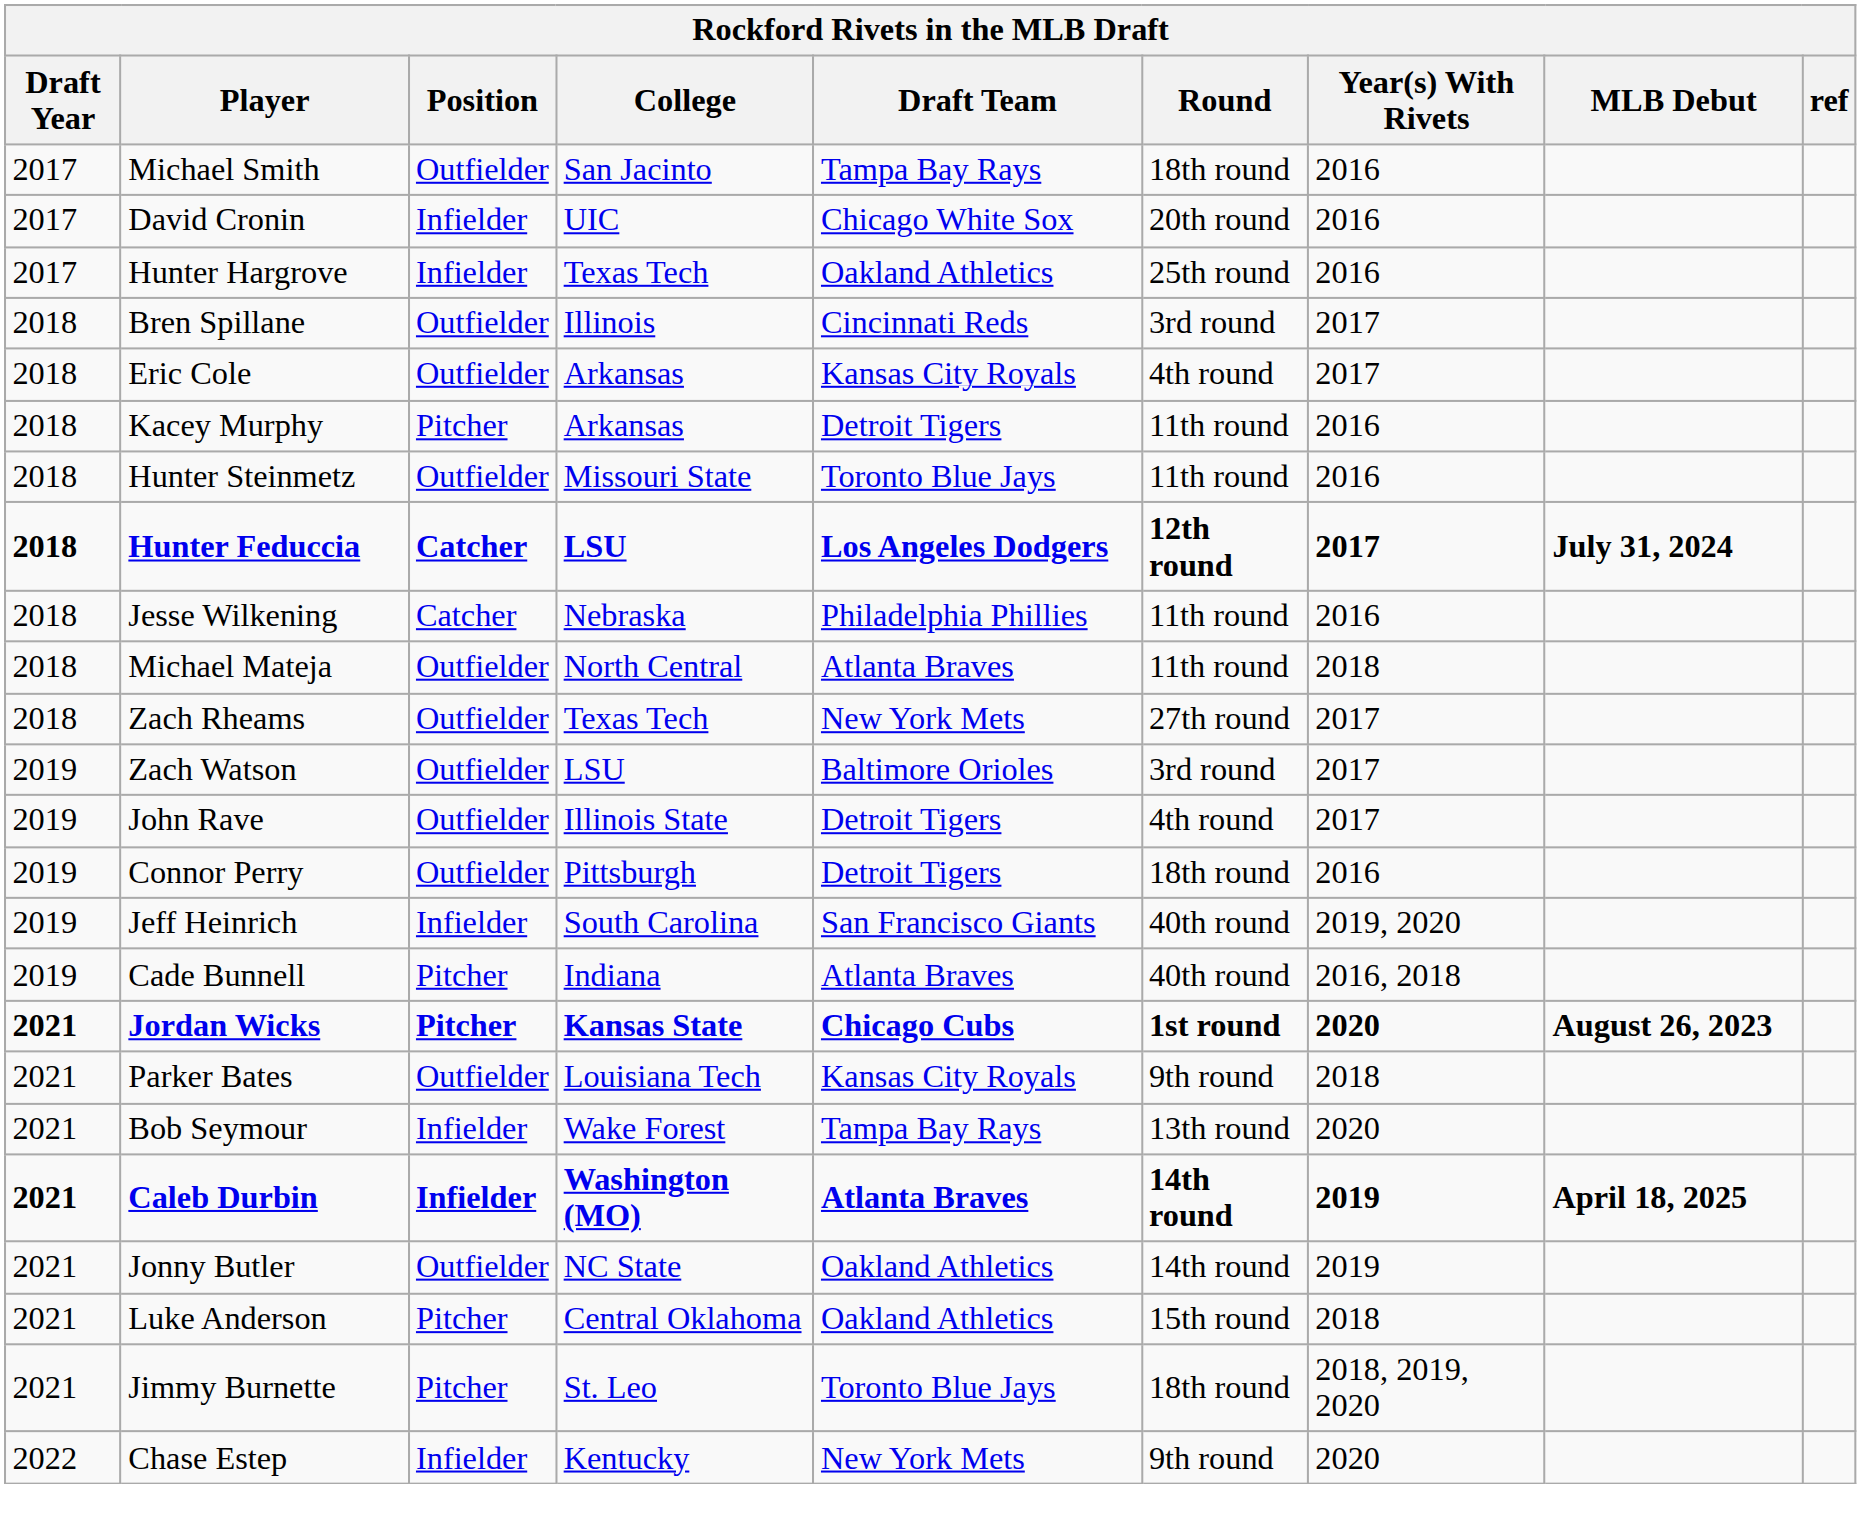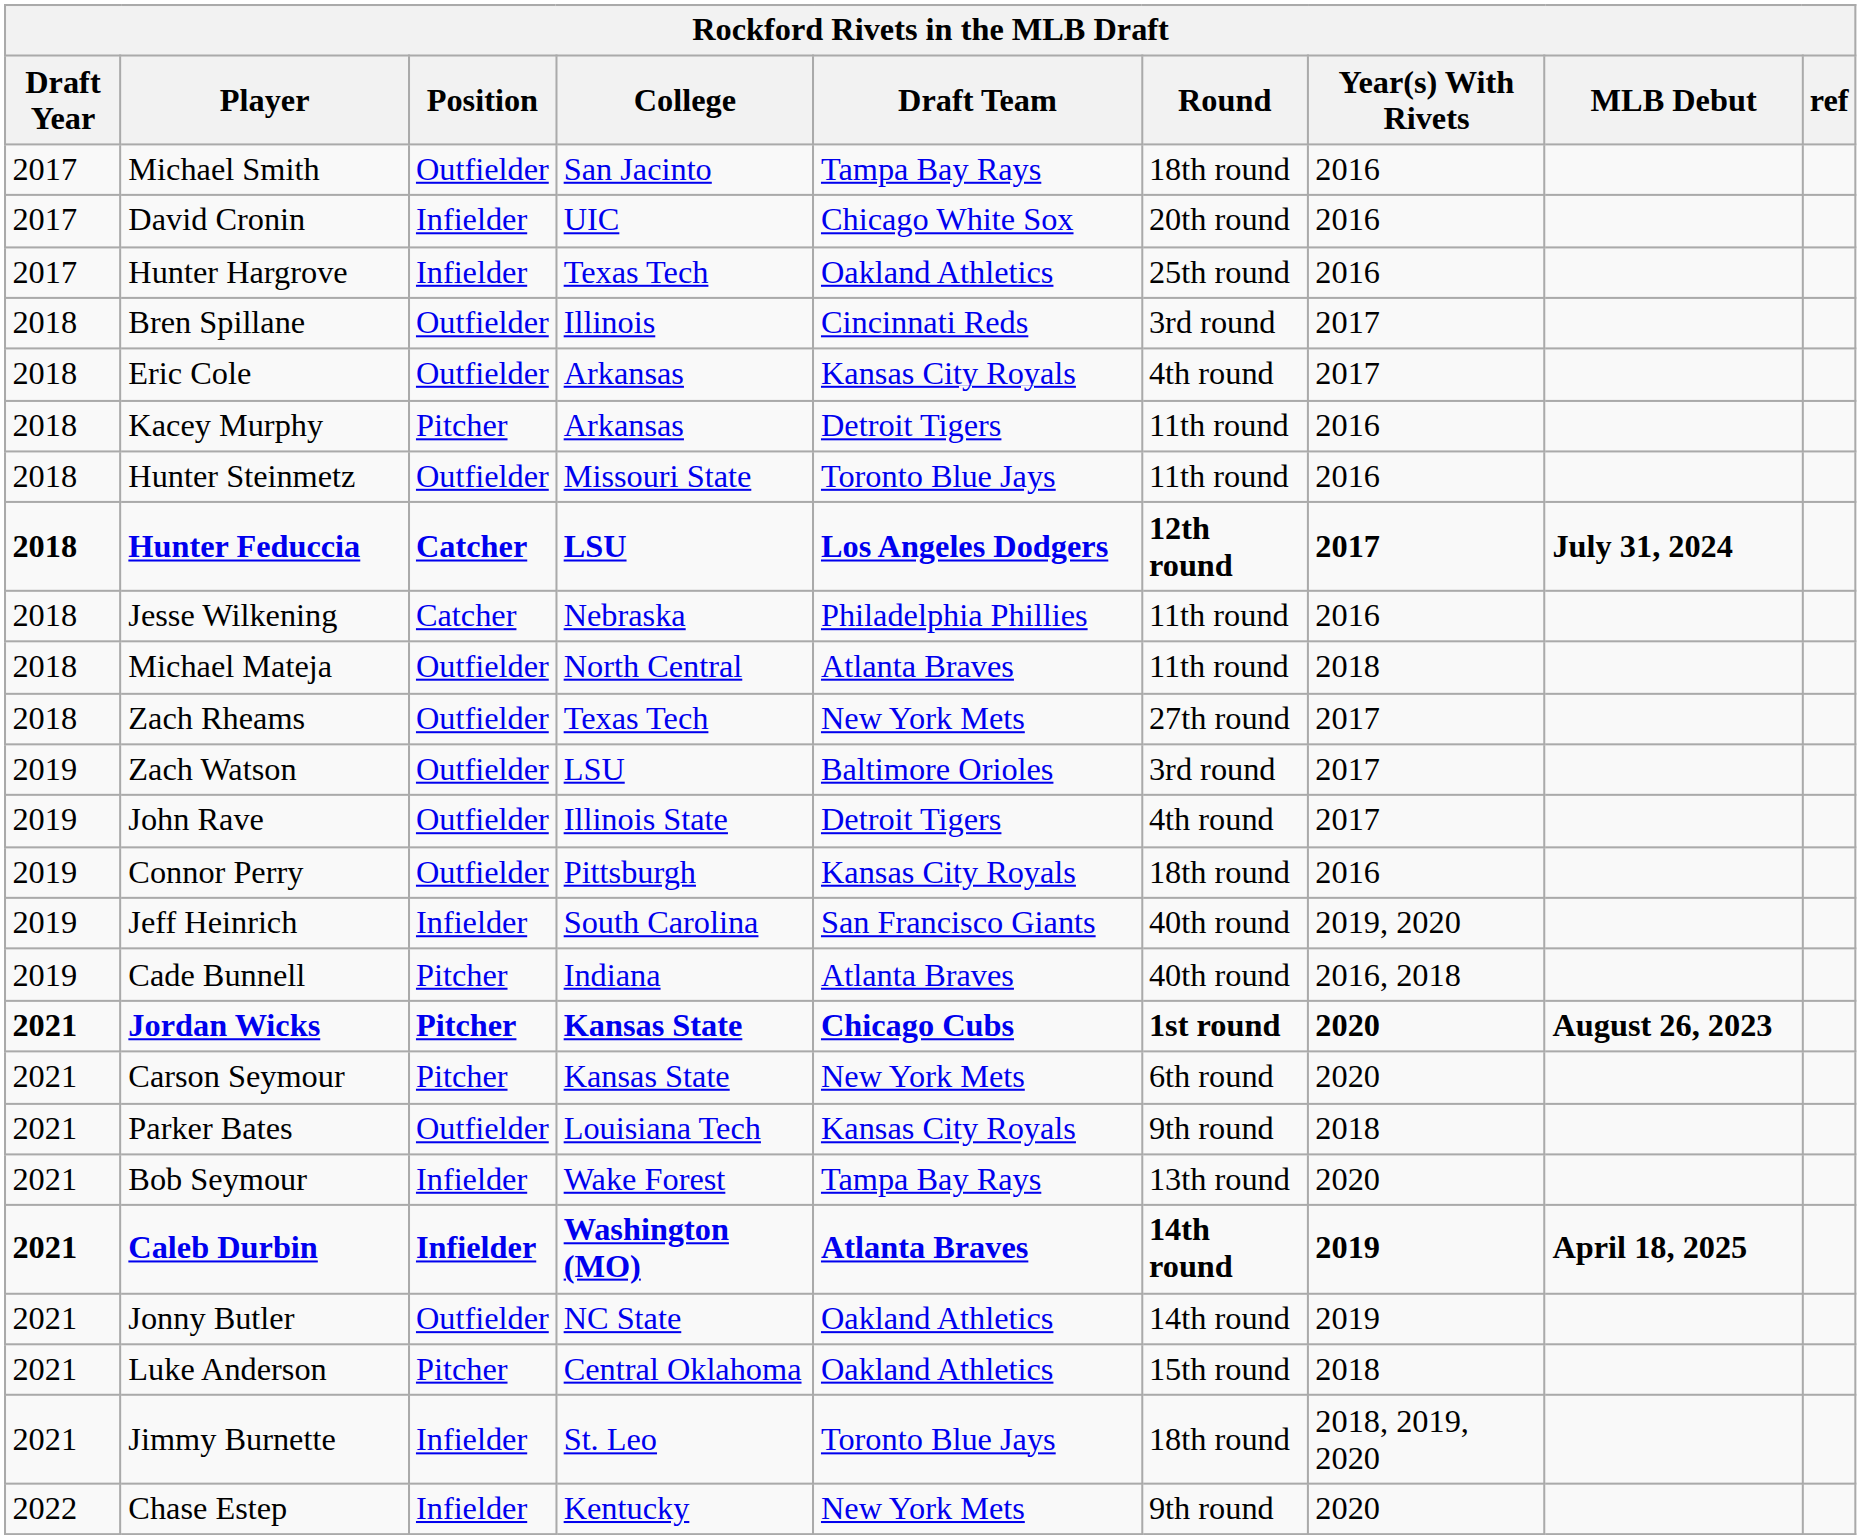(911, 871) Detroit Tigers -> (948, 871) Kansas City Royals
+ row: (237, 1076)
(462, 1387) Pitcher -> (472, 1438) Infielder
